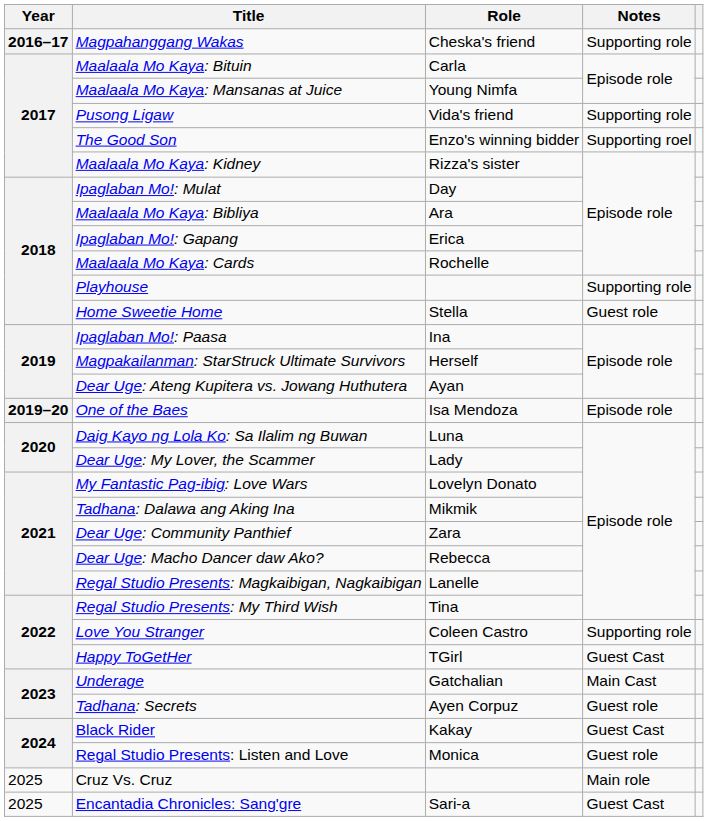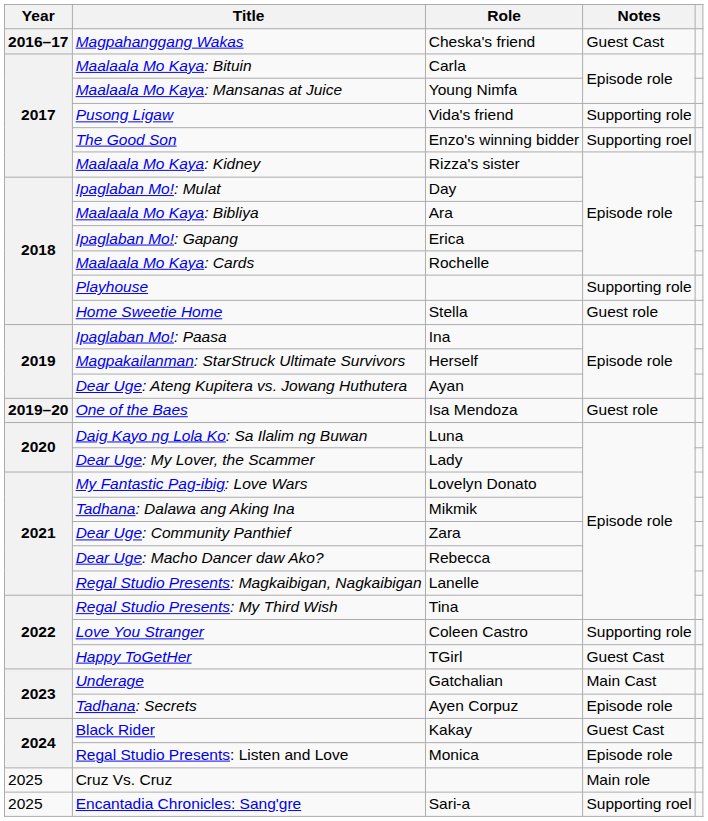(639, 41) Supporting role -> (625, 41) Guest Cast
(630, 410) Episode role -> (622, 410) Guest role
(622, 705) Guest role -> (630, 705) Episode role
(622, 755) Guest role -> (630, 755) Episode role
(625, 804) Guest Cast -> (639, 804) Supporting roel
